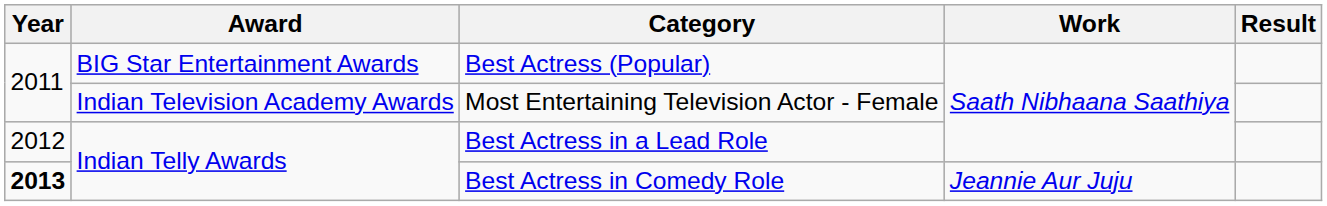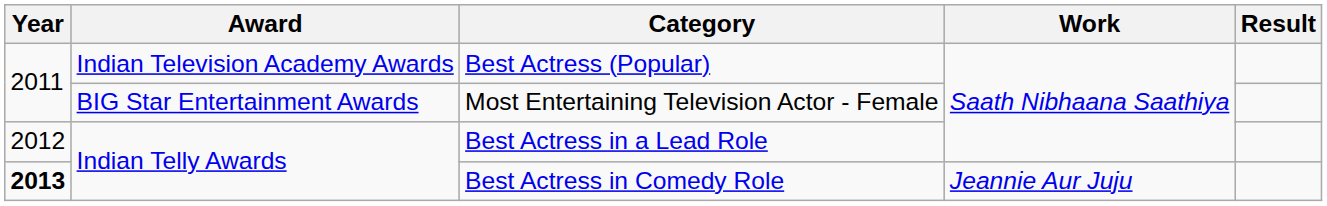(248, 63) BIG Star Entertainment Awards -> (265, 63) Indian Television Academy Awards
(265, 102) Indian Television Academy Awards -> (248, 102) BIG Star Entertainment Awards
